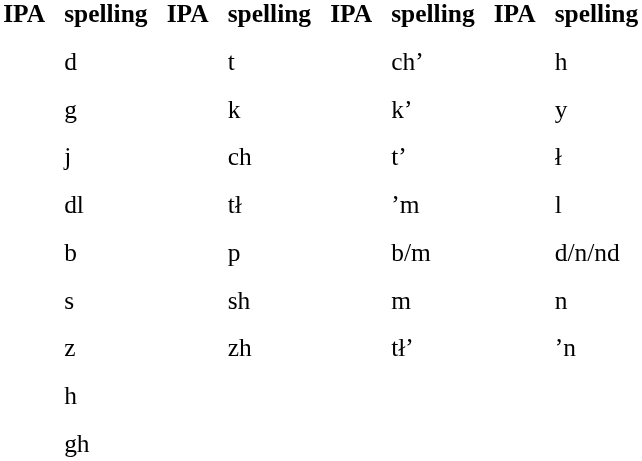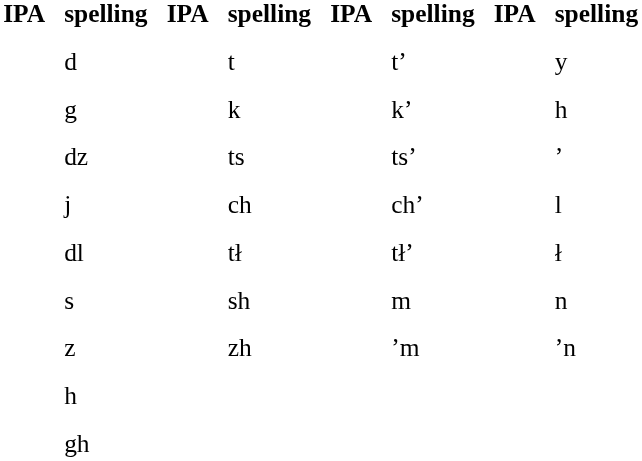(407, 61) ch’ -> (399, 61) t’
(561, 61) h -> (561, 61) y
(561, 109) y -> (561, 109) h
+ row: (76, 157)
(399, 157) t’ -> (407, 204) ch’
(558, 157) ł -> (558, 204) l
(405, 204) ’m -> (402, 252) tł’
(558, 204) l -> (558, 252) ł
- row: (71, 252)
(402, 348) tł’ -> (405, 348) ’m
